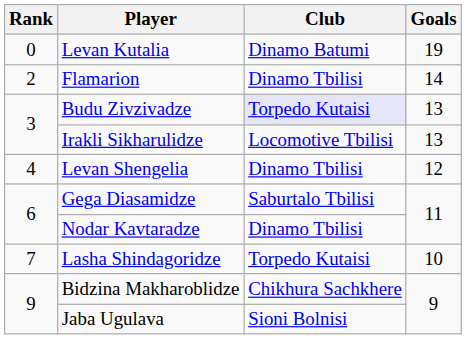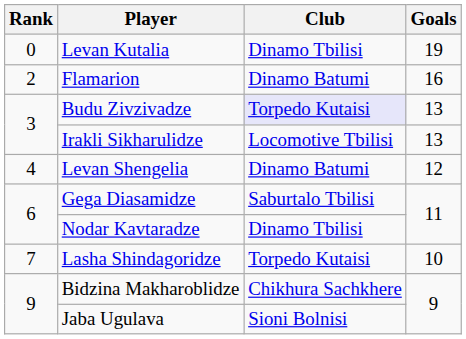(309, 49) Dinamo Batumi -> (305, 49) Dinamo Tbilisi
(305, 79) Dinamo Tbilisi -> (309, 79) Dinamo Batumi
(434, 79) 14 -> (434, 79) 16
(305, 169) Dinamo Tbilisi -> (309, 169) Dinamo Batumi
